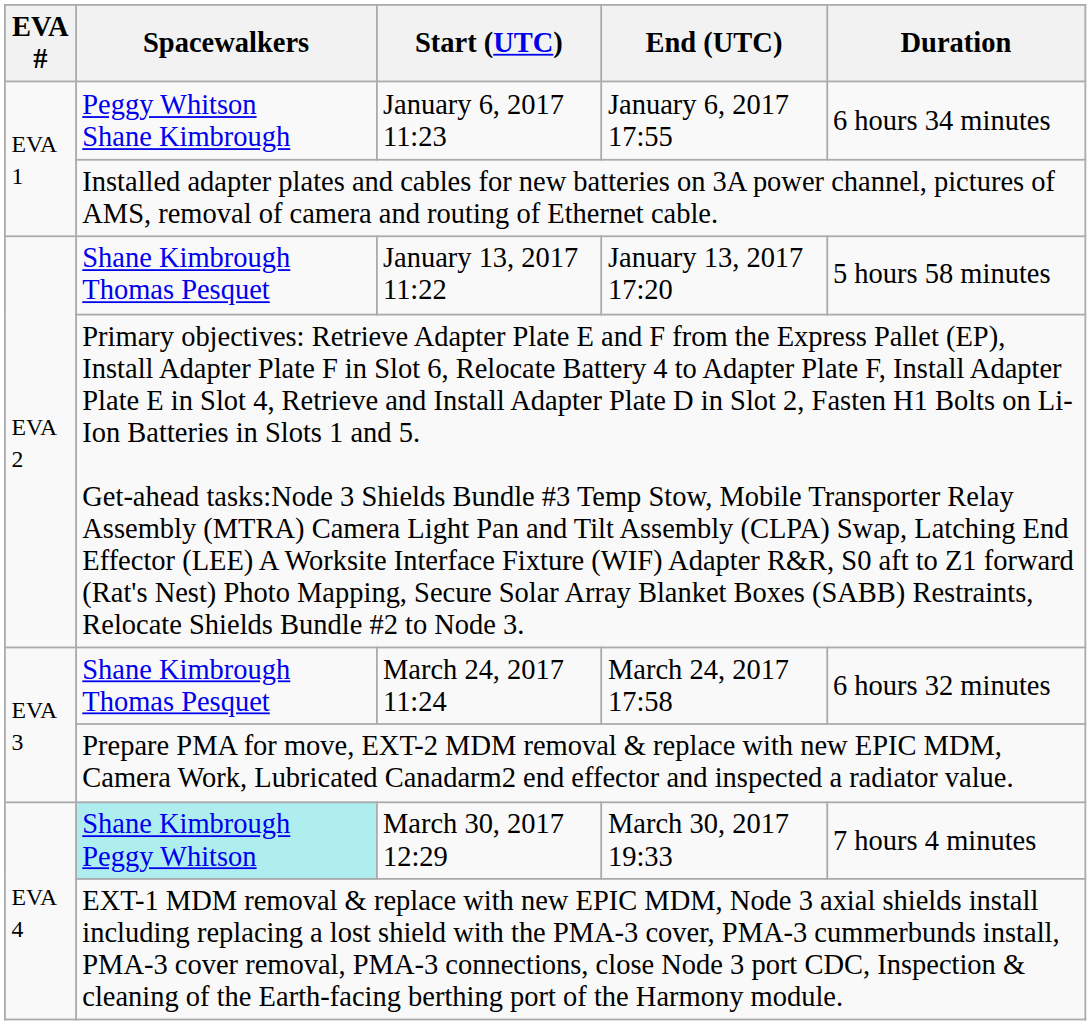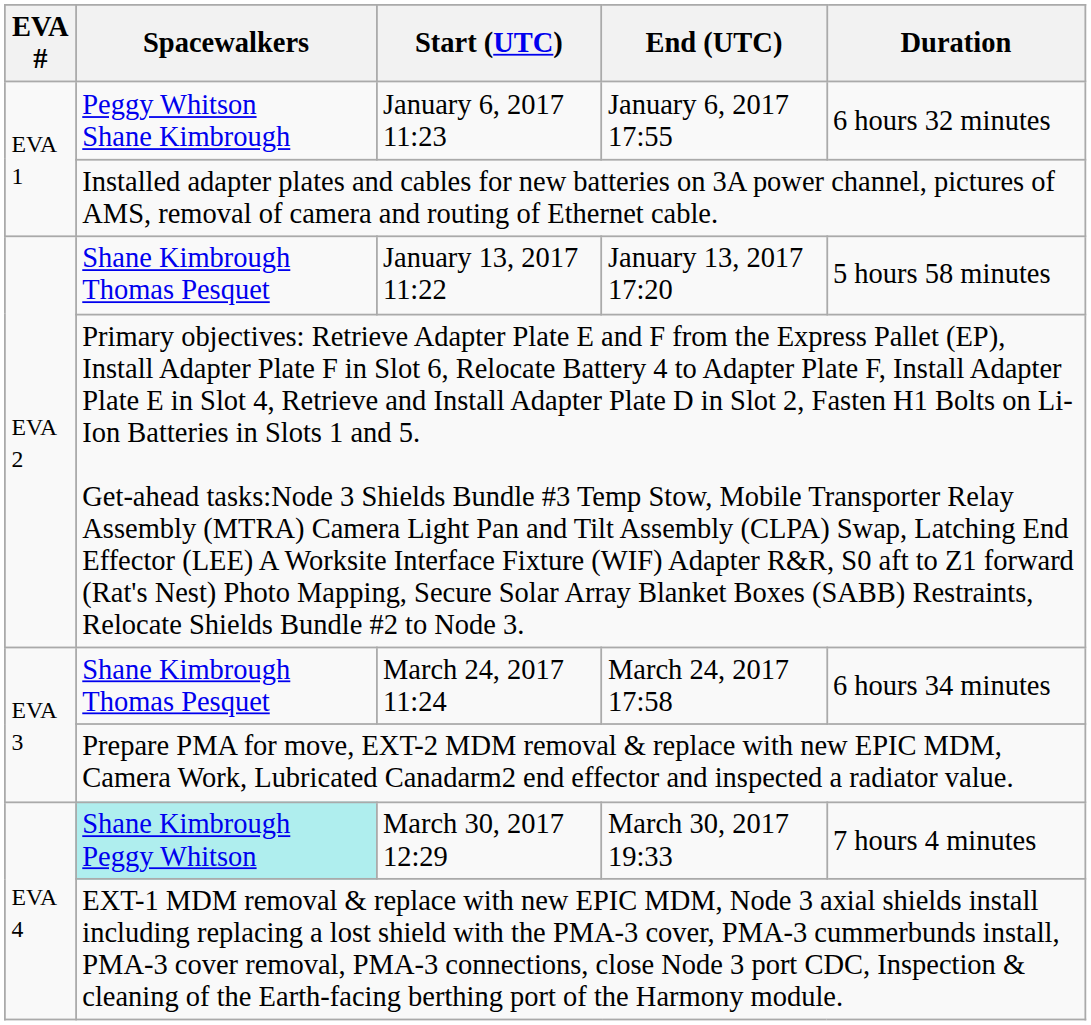(942, 120) 6 hours 34 minutes -> (942, 120) 6 hours 32 minutes
(942, 685) 6 hours 32 minutes -> (942, 685) 6 hours 34 minutes
